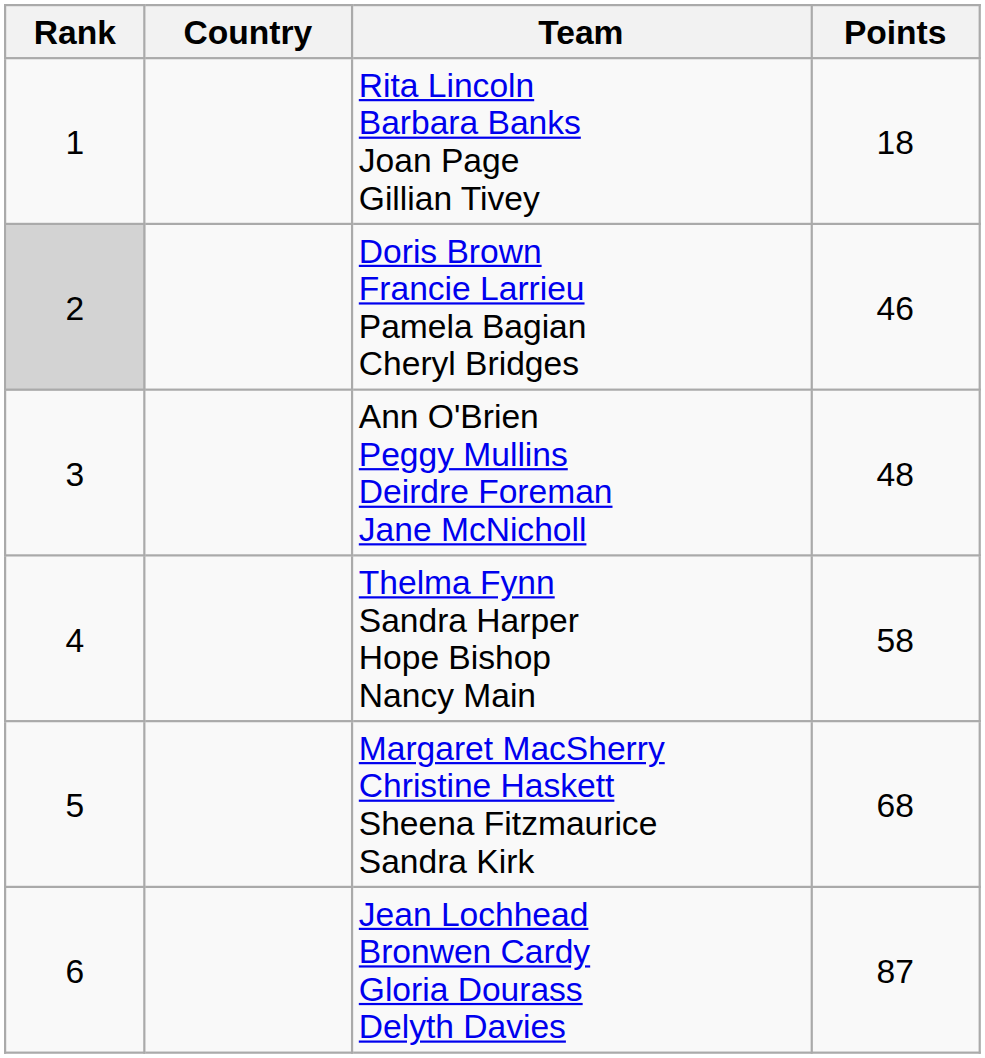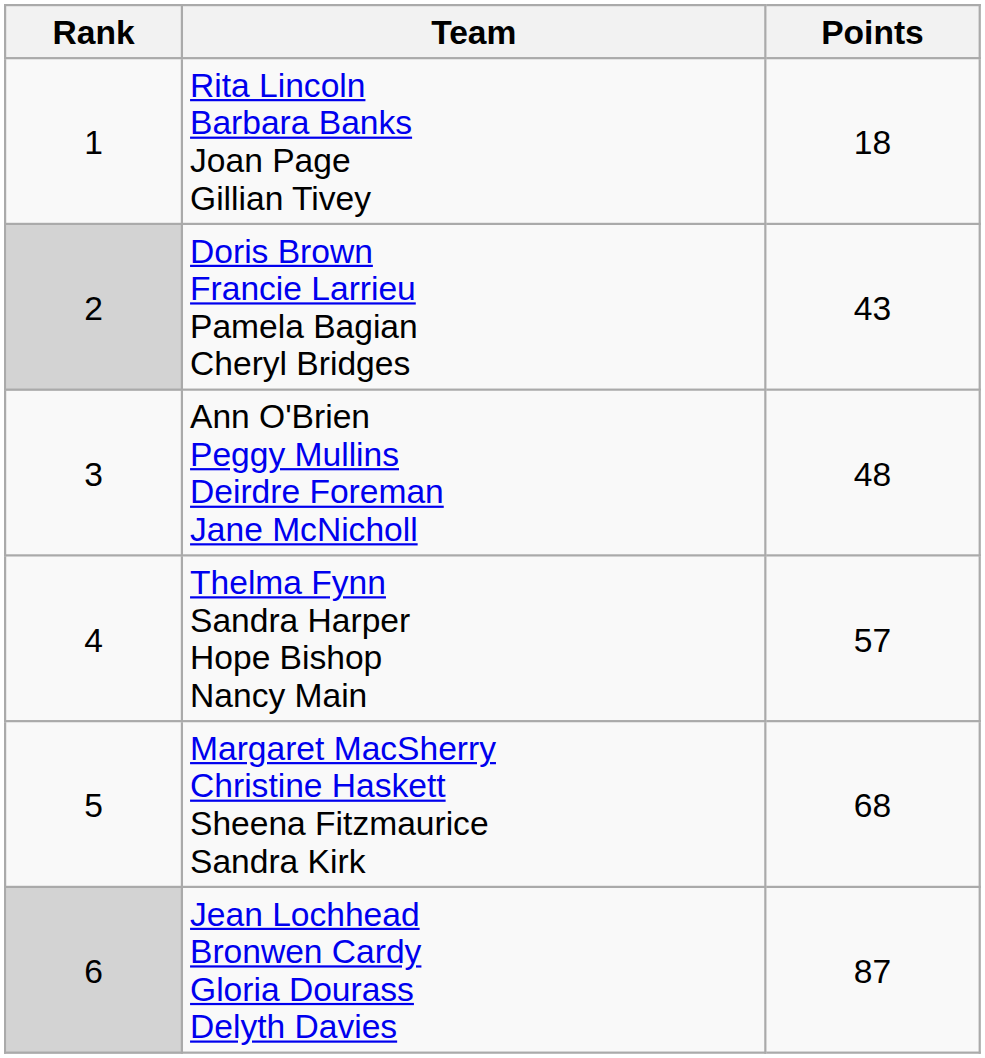- column: (248, 32)
(895, 307) 46 -> (872, 307) 43
(895, 639) 58 -> (872, 639) 57
(75, 971) no background -> (94, 971) lightgrey background
